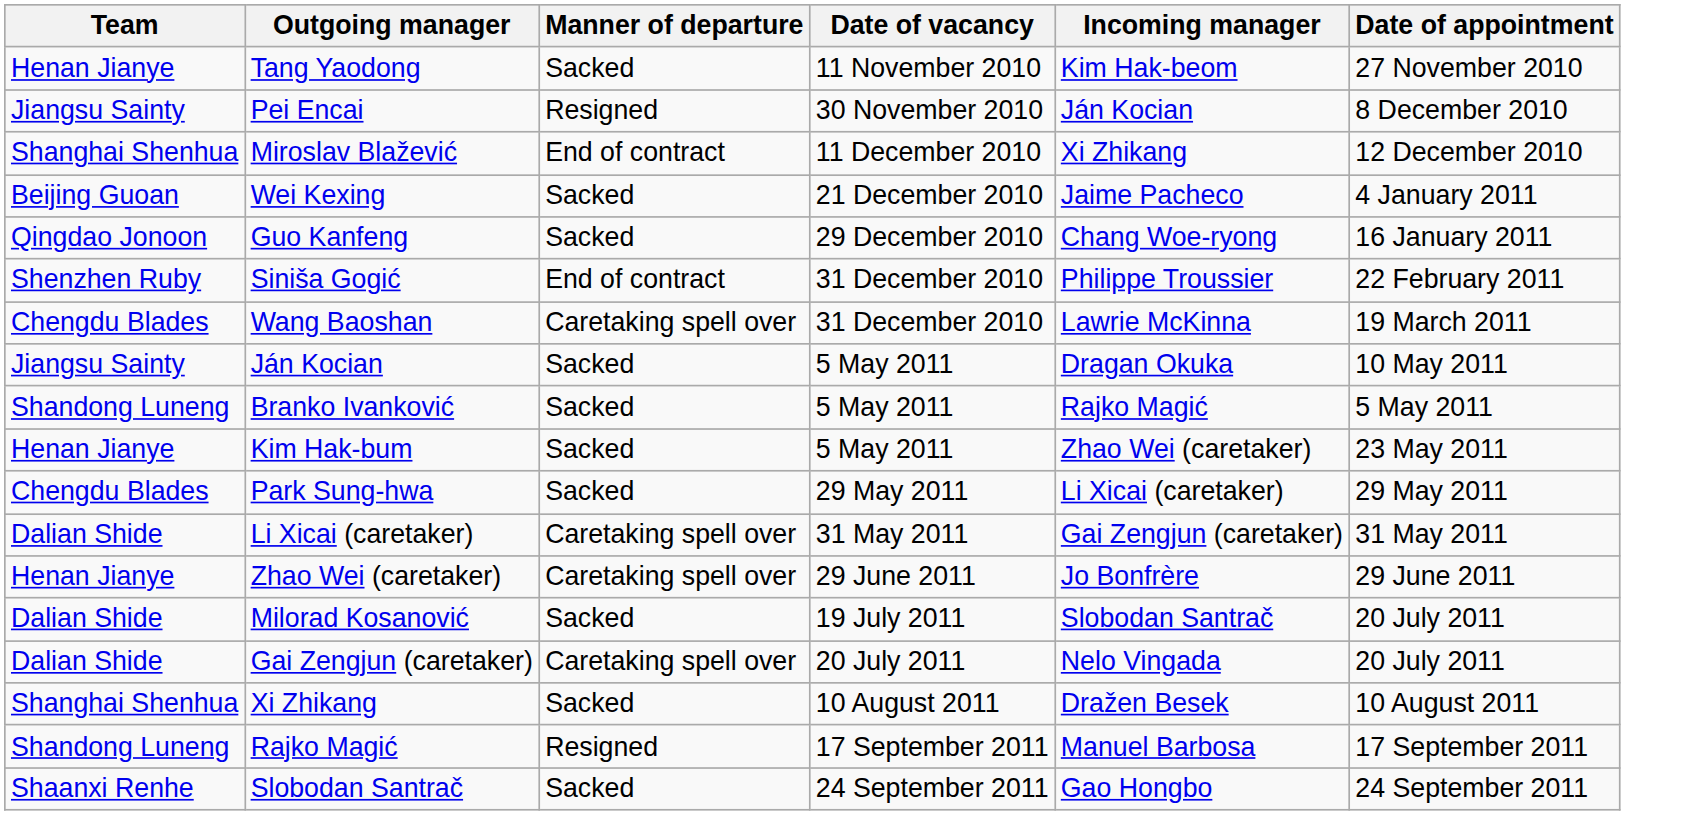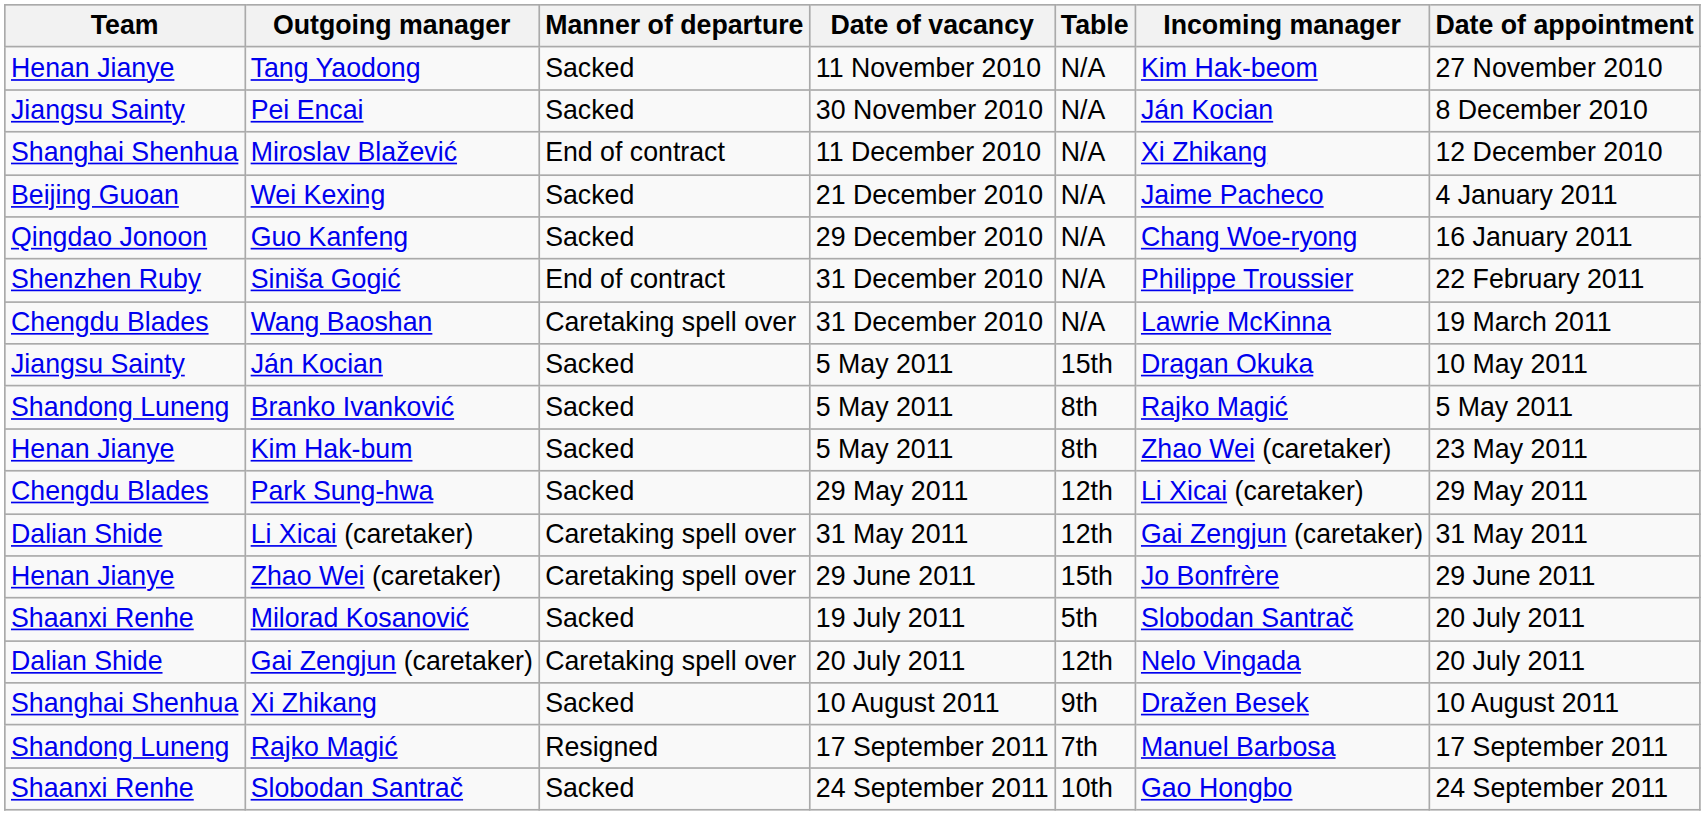+ column: (1095, 25)
(602, 110) Resigned -> (590, 110) Sacked
(87, 618) Dalian Shide -> (102, 618) Shaanxi Renhe
